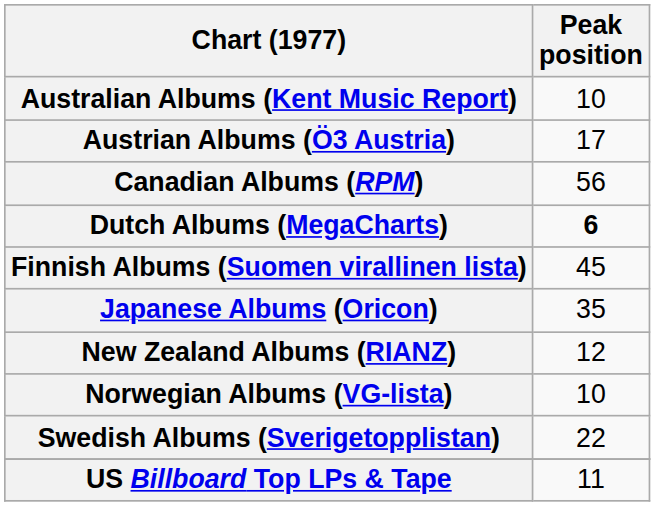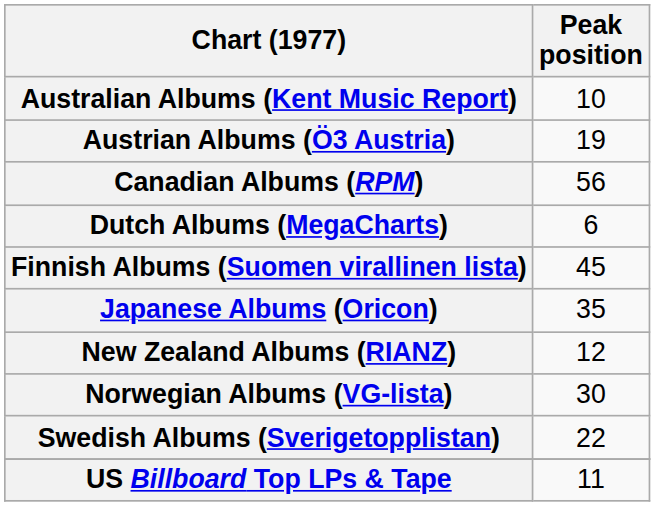(591, 140) 17 -> (591, 140) 19
(591, 225) bold -> (591, 225) normal
(591, 394) 10 -> (591, 394) 30
